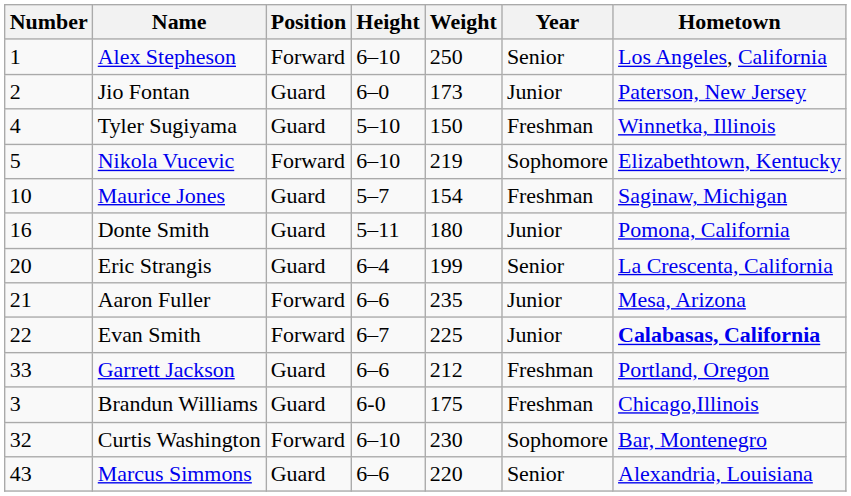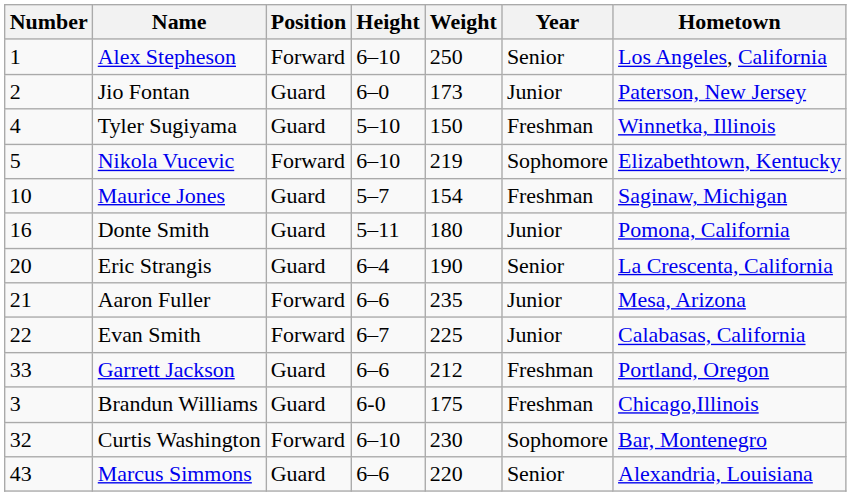(446, 265) 199 -> (446, 265) 190
(719, 334) bold -> (712, 334) normal
